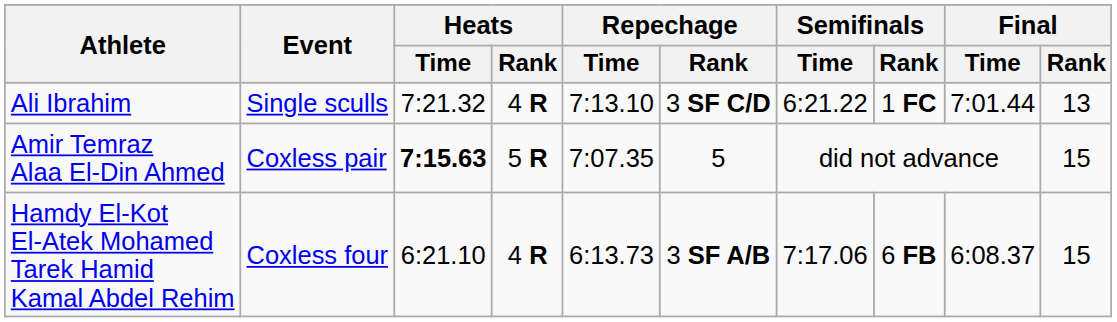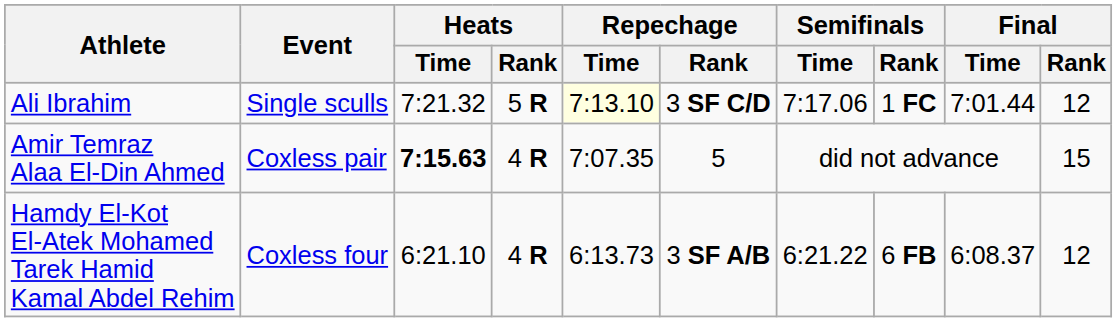(528, 104) 4 R -> (528, 104) 5 R
(611, 104) no background -> (611, 104) lightyellow background
(825, 104) 6:21.22 -> (825, 104) 7:17.06
(1076, 104) 13 -> (1076, 104) 12
(528, 158) 5 R -> (528, 158) 4 R
(825, 255) 7:17.06 -> (825, 255) 6:21.22
(1076, 255) 15 -> (1076, 255) 12
